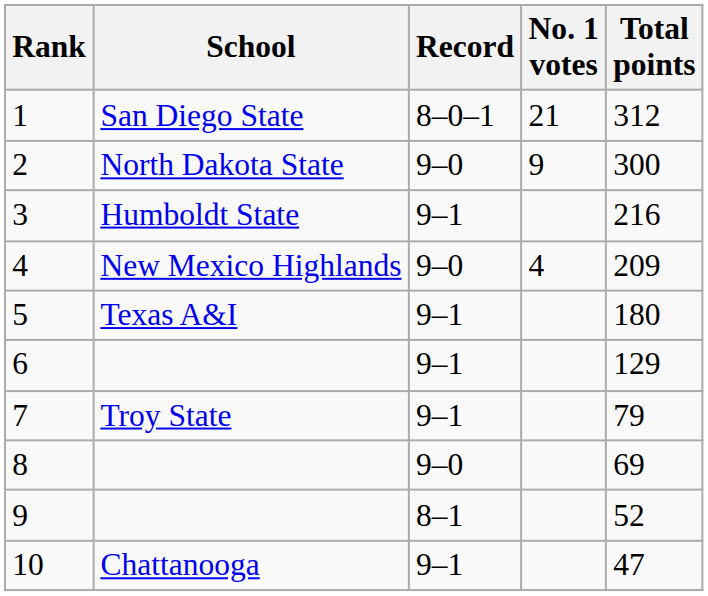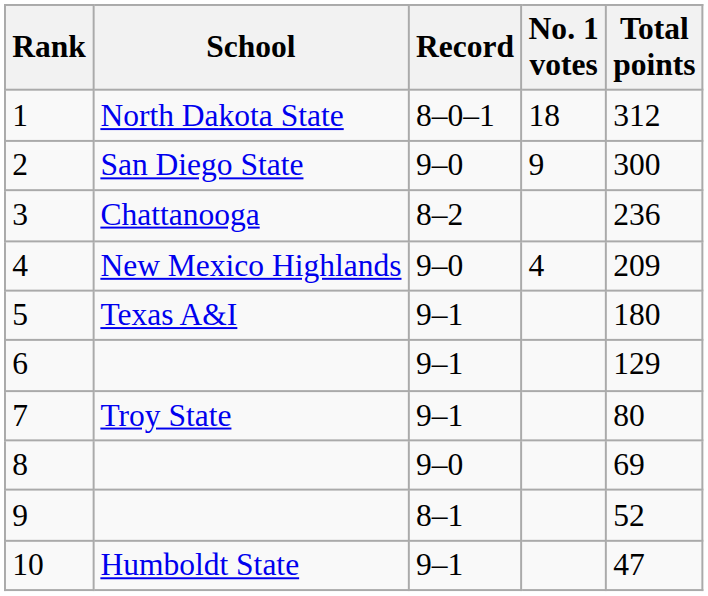(202, 114) San Diego State -> (222, 114) North Dakota State
(544, 114) 21 -> (544, 114) 18
(222, 164) North Dakota State -> (202, 164) San Diego State
(200, 214) Humboldt State -> (180, 214) Chattanooga
(440, 214) 9–1 -> (440, 214) 8–2
(637, 214) 216 -> (637, 214) 236
(629, 414) 79 -> (629, 414) 80
(180, 564) Chattanooga -> (200, 564) Humboldt State
